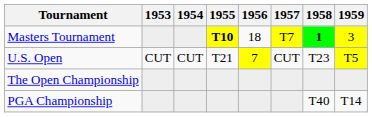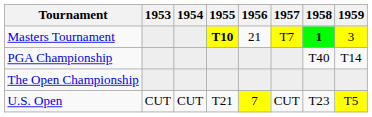(255, 37) 18 -> (255, 37) 21
rows swapped: (35, 58) <-> (60, 101)
